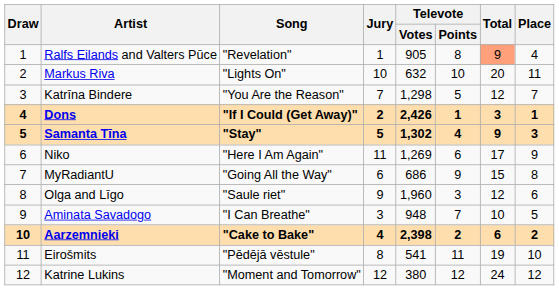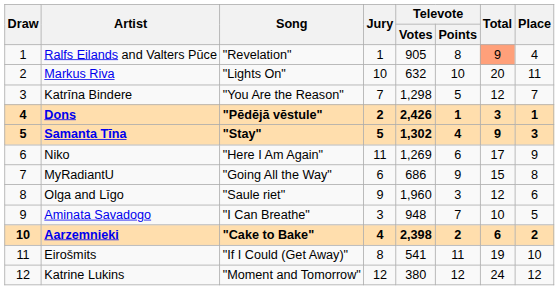(290, 114) "If I Could (Get Away)" -> (273, 114) "Pēdējā vēstule"
(269, 255) "Pēdējā vēstule" -> (285, 255) "If I Could (Get Away)"
